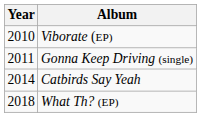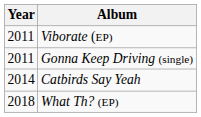(21, 36) 2010 -> (21, 36) 2011
